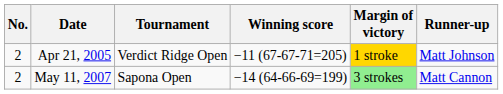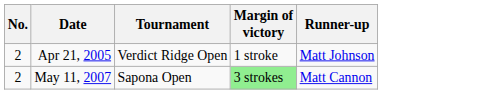- column: (290, 24)
(376, 55) gold background -> (256, 55) no background
